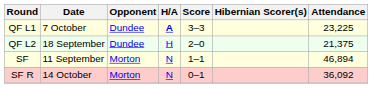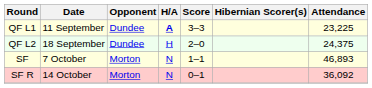(64, 28) 7 October -> (73, 28) 11 September
(338, 43) 21,375 -> (338, 43) 24,375
(73, 59) 11 September -> (64, 59) 7 October
(338, 59) 46,894 -> (338, 59) 46,893
